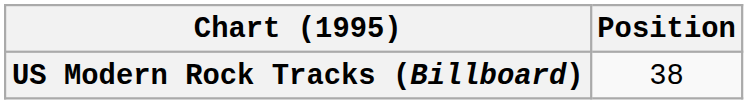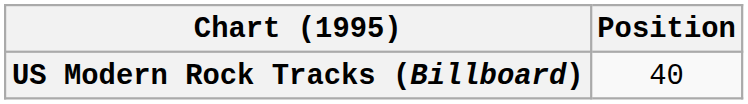(667, 76) 38 -> (667, 76) 40
